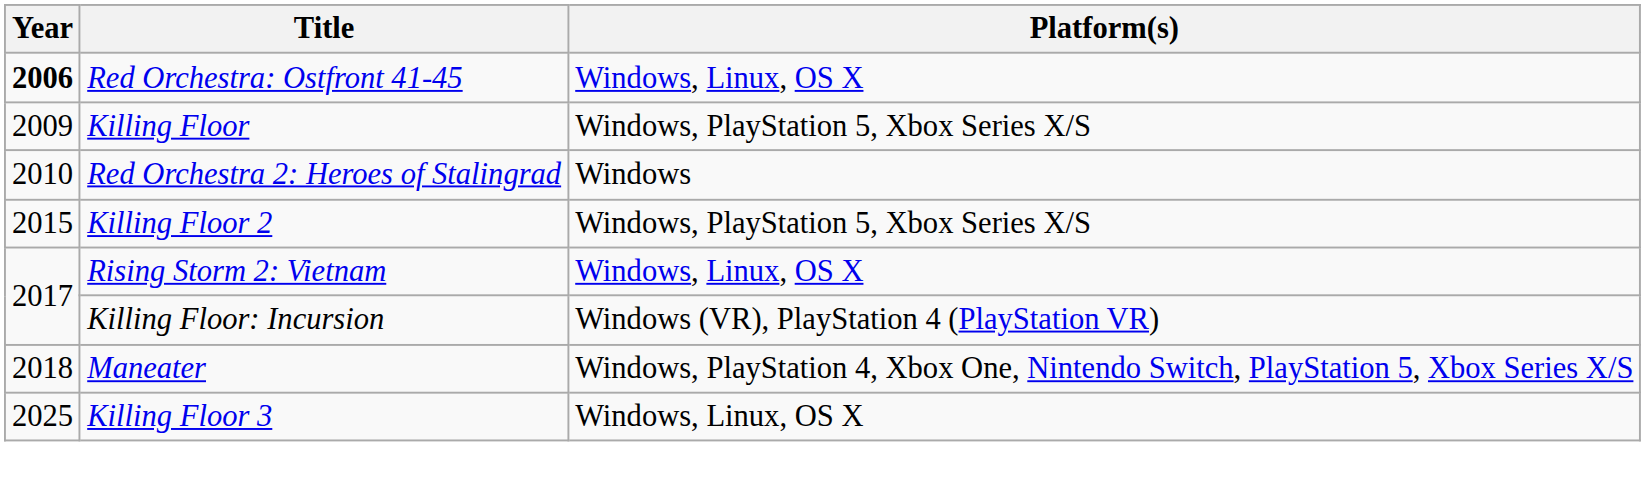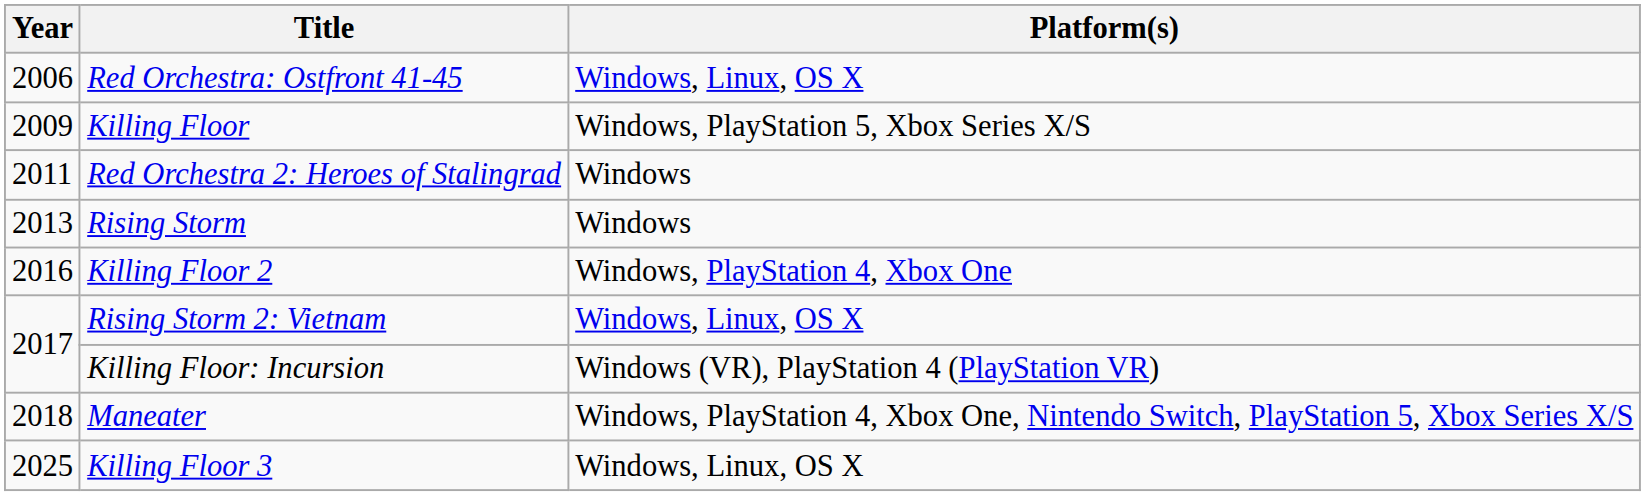(43, 77) bold -> (43, 77) normal
(43, 174) 2010 -> (42, 174) 2011
+ row: (167, 222)
(43, 222) 2015 -> (43, 271) 2016
(833, 222) Windows, PlayStation 5, Xbox Series X/S -> (794, 271) Windows, PlayStation 4, Xbox One
